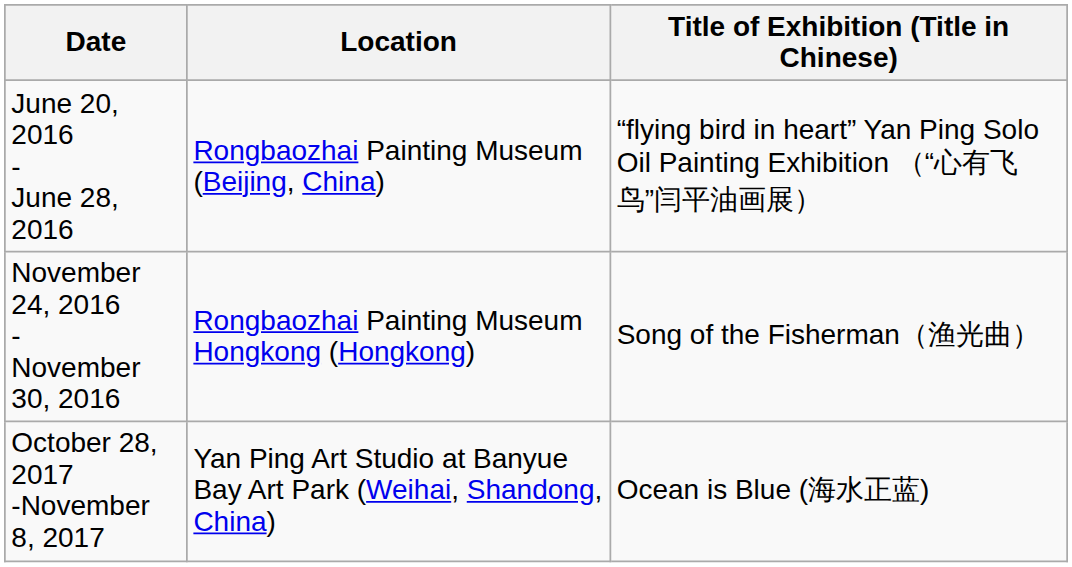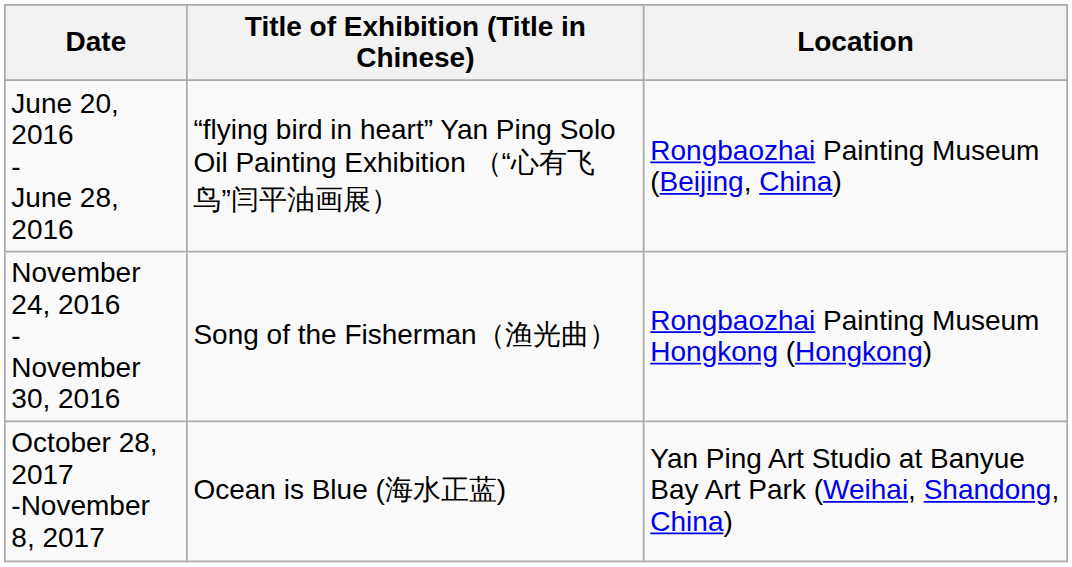columns swapped: (399, 42) <-> (839, 42)
